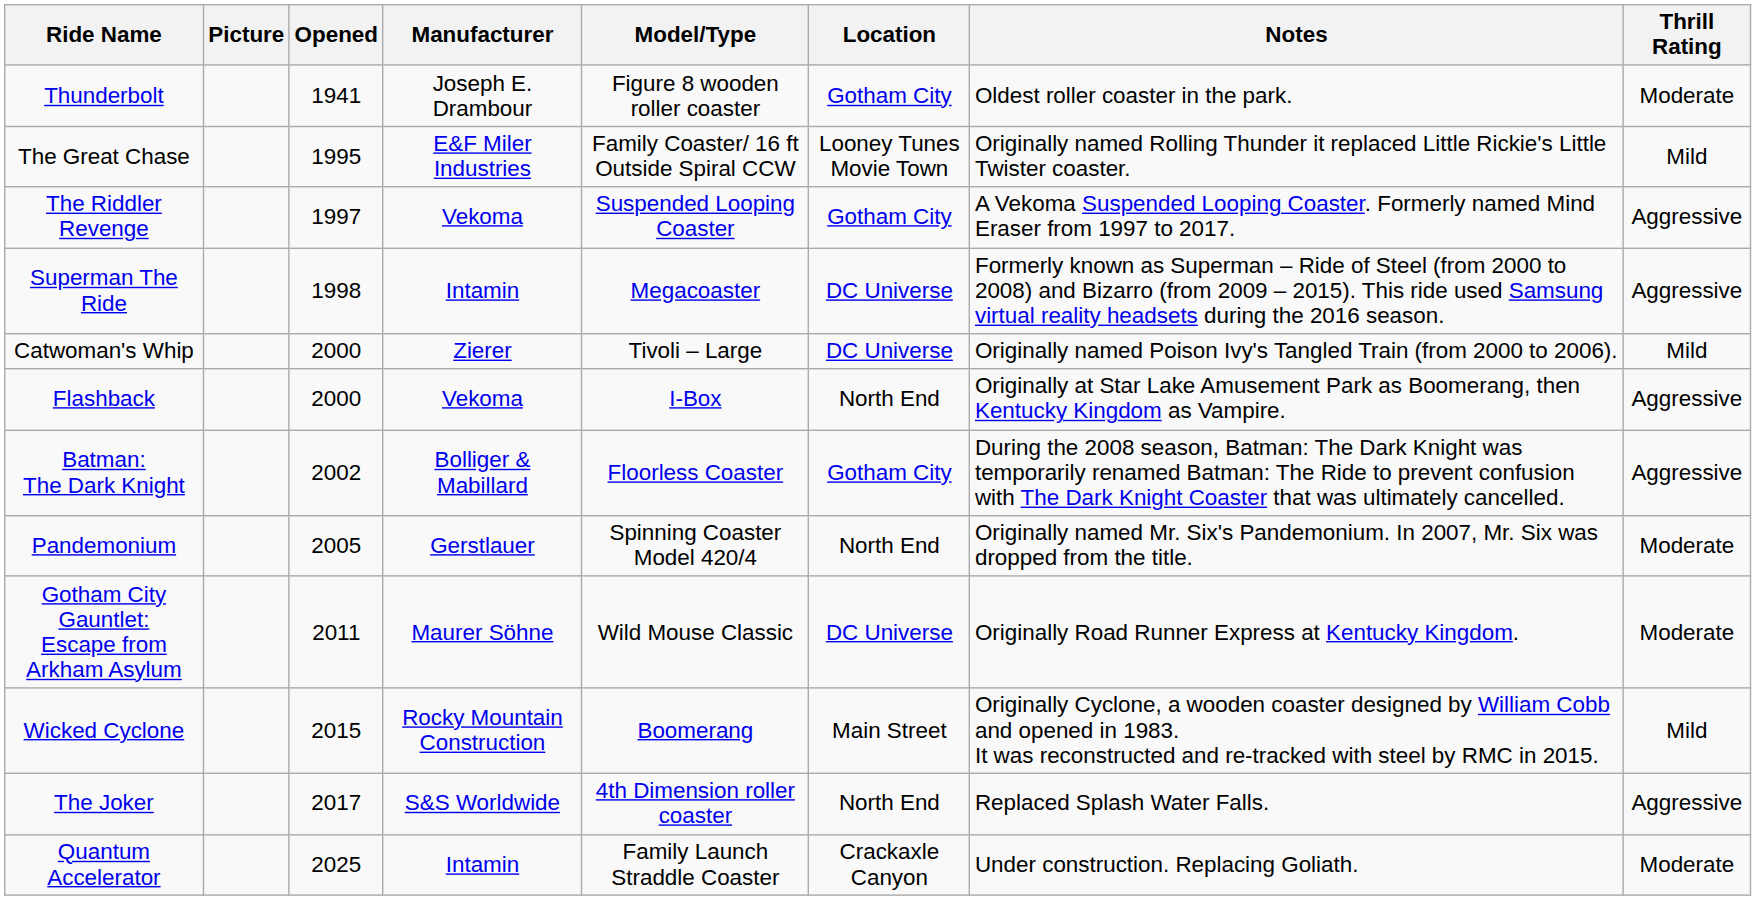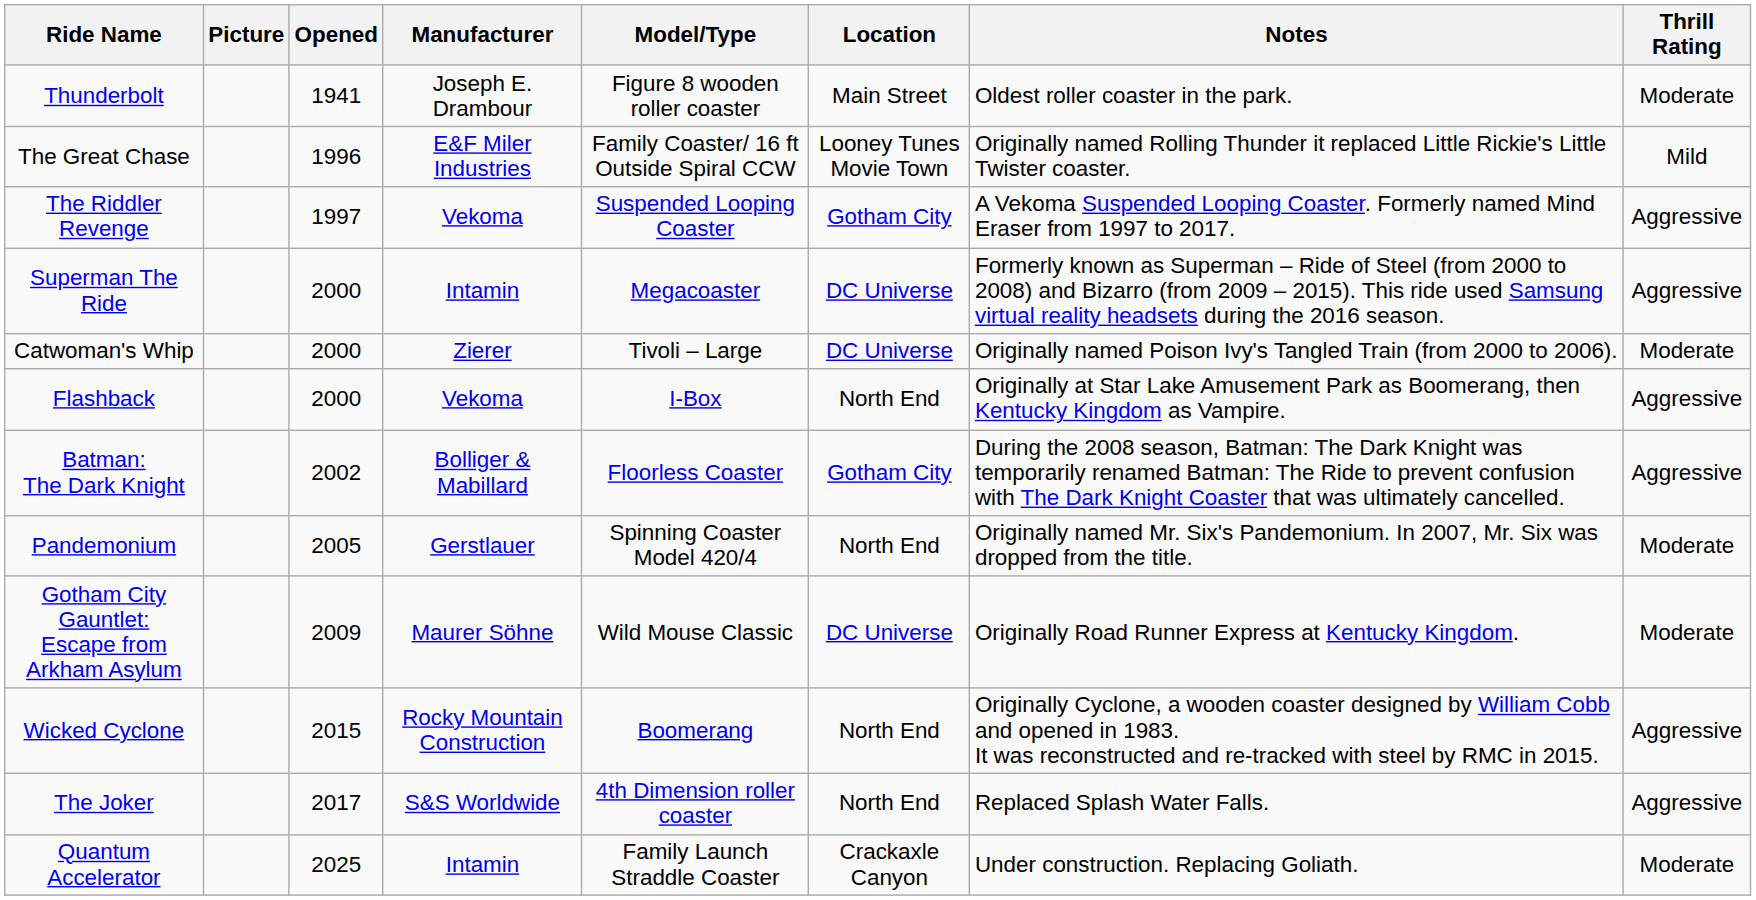(889, 95) Gotham City -> (889, 95) Main Street
(336, 156) 1995 -> (336, 156) 1996
(336, 290) 1998 -> (336, 290) 2000
(1687, 351) Mild -> (1687, 351) Moderate
(336, 631) 2011 -> (336, 631) 2009
(889, 730) Main Street -> (889, 730) North End
(1687, 730) Mild -> (1687, 730) Aggressive
